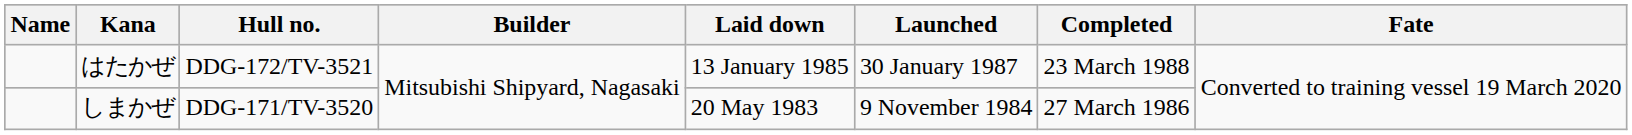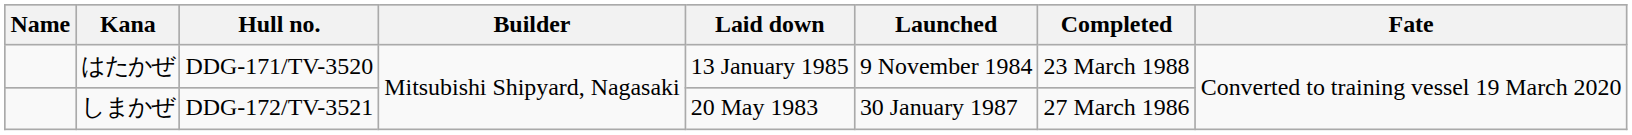(279, 65) DDG-172/TV-3521 -> (279, 65) DDG-171/TV-3520
(939, 65) 30 January 1987 -> (946, 65) 9 November 1984
(279, 108) DDG-171/TV-3520 -> (279, 108) DDG-172/TV-3521
(946, 108) 9 November 1984 -> (939, 108) 30 January 1987
